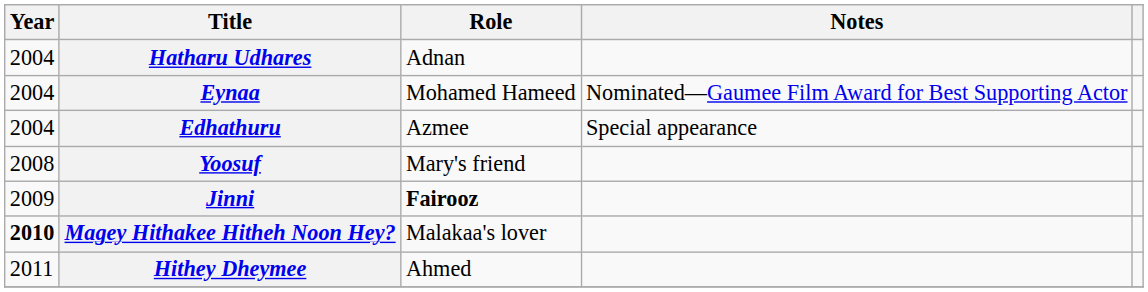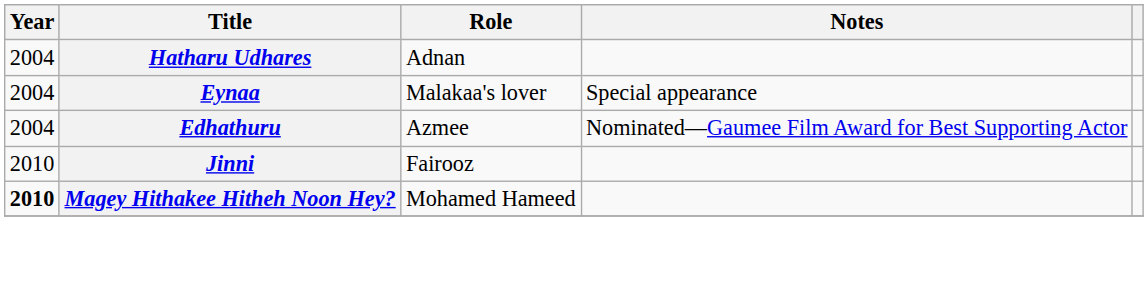(491, 92) Mohamed Hameed -> (476, 92) Malakaa's lover
(857, 92) Nominated—Gaumee Film Award for Best Supporting Actor -> (672, 92) Special appearance
(672, 127) Special appearance -> (857, 127) Nominated—Gaumee Film Award for Best Supporting Actor
- row: (230, 163)
(32, 198) 2009 -> (32, 163) 2010
(442, 198) bold -> (440, 163) normal
(476, 233) Malakaa's lover -> (491, 198) Mohamed Hameed
- row: (230, 269)
